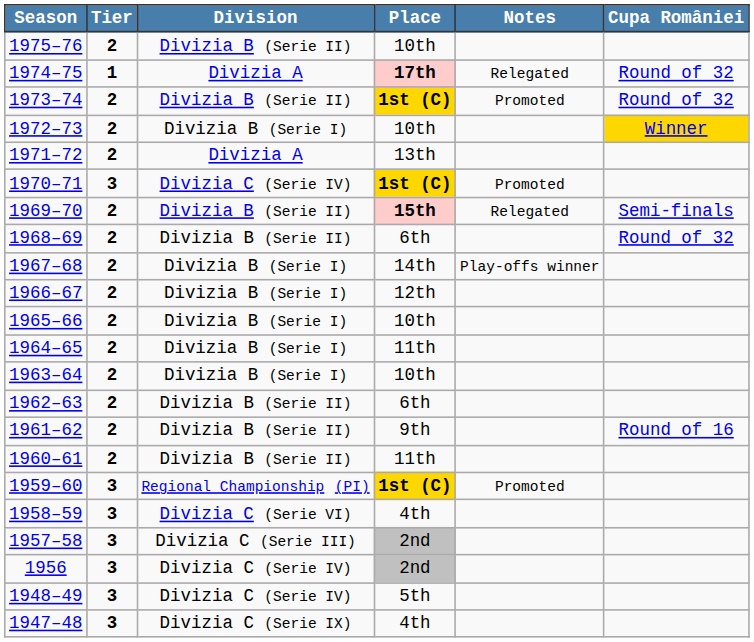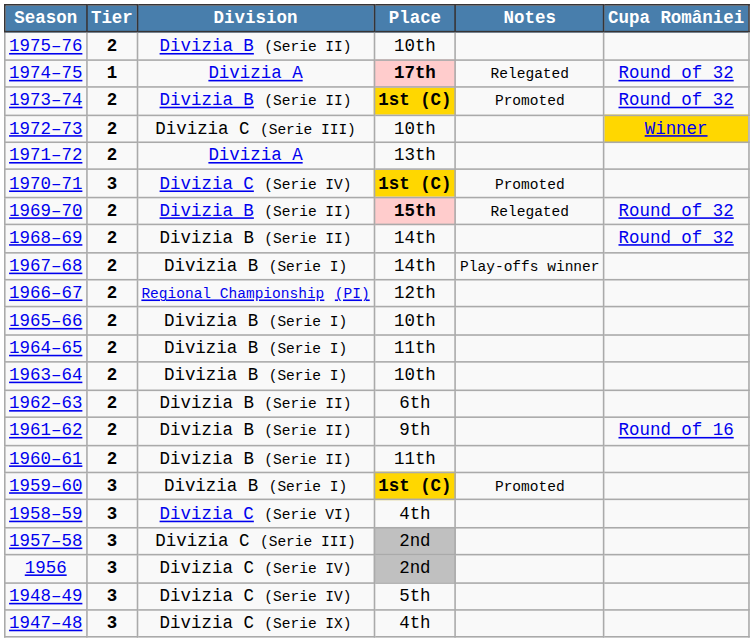(256, 129) Divizia B (Serie I) -> (256, 129) Divizia C (Serie III)
(676, 211) Semi-finals -> (676, 211) Round of 32
(415, 239) 6th -> (415, 239) 14th
(256, 294) Divizia B (Serie I) -> (256, 294) Regional Championship (PI)
(256, 486) Regional Championship (PI) -> (256, 486) Divizia B (Serie I)
